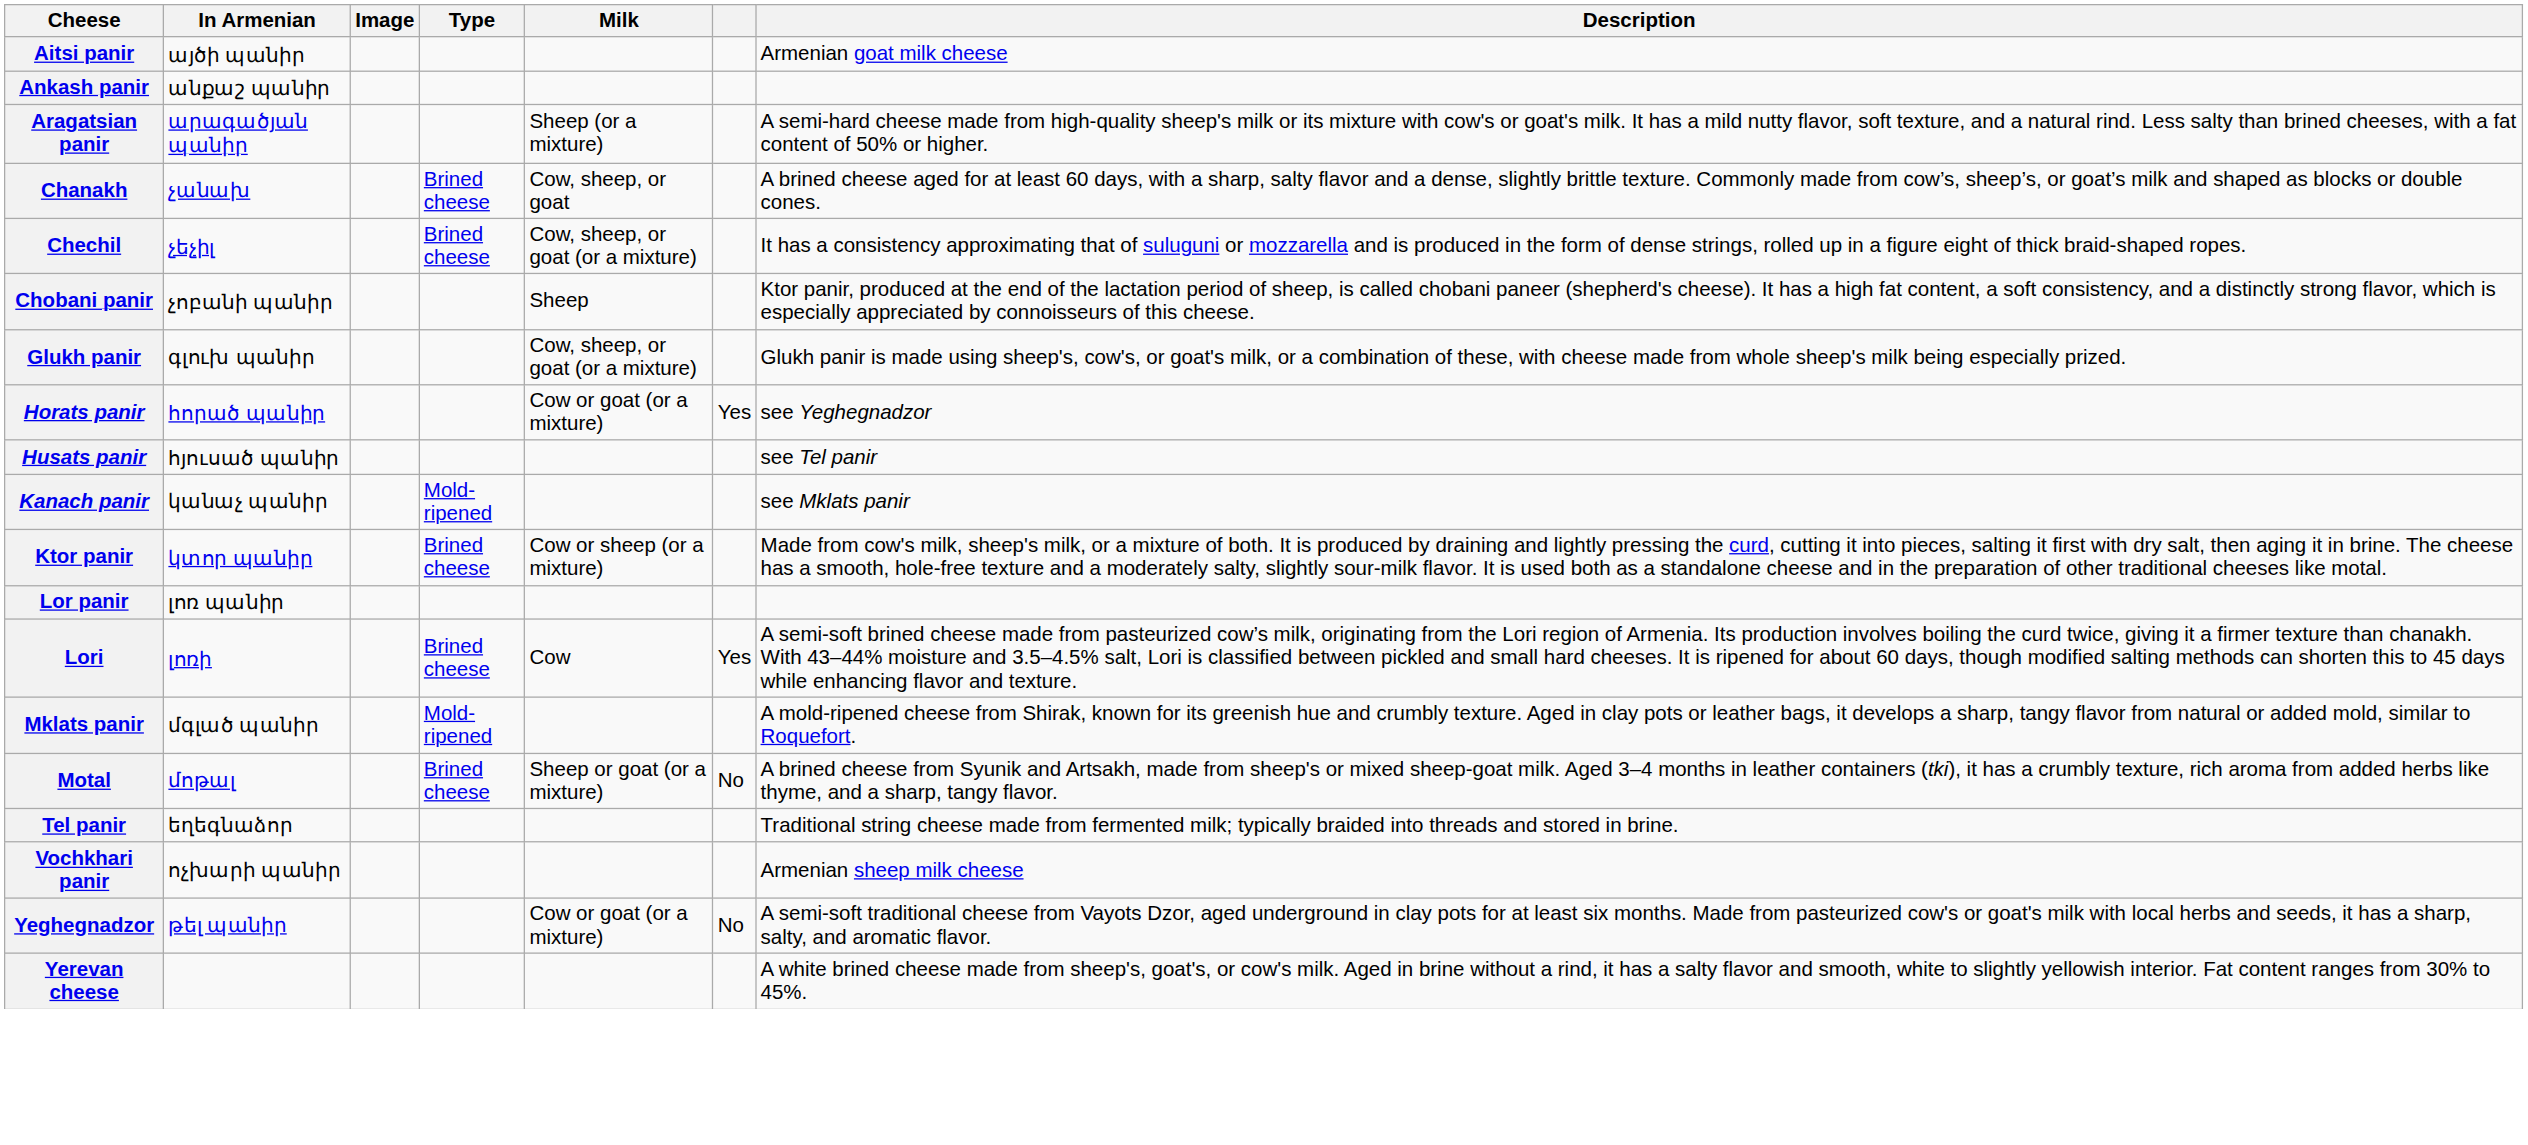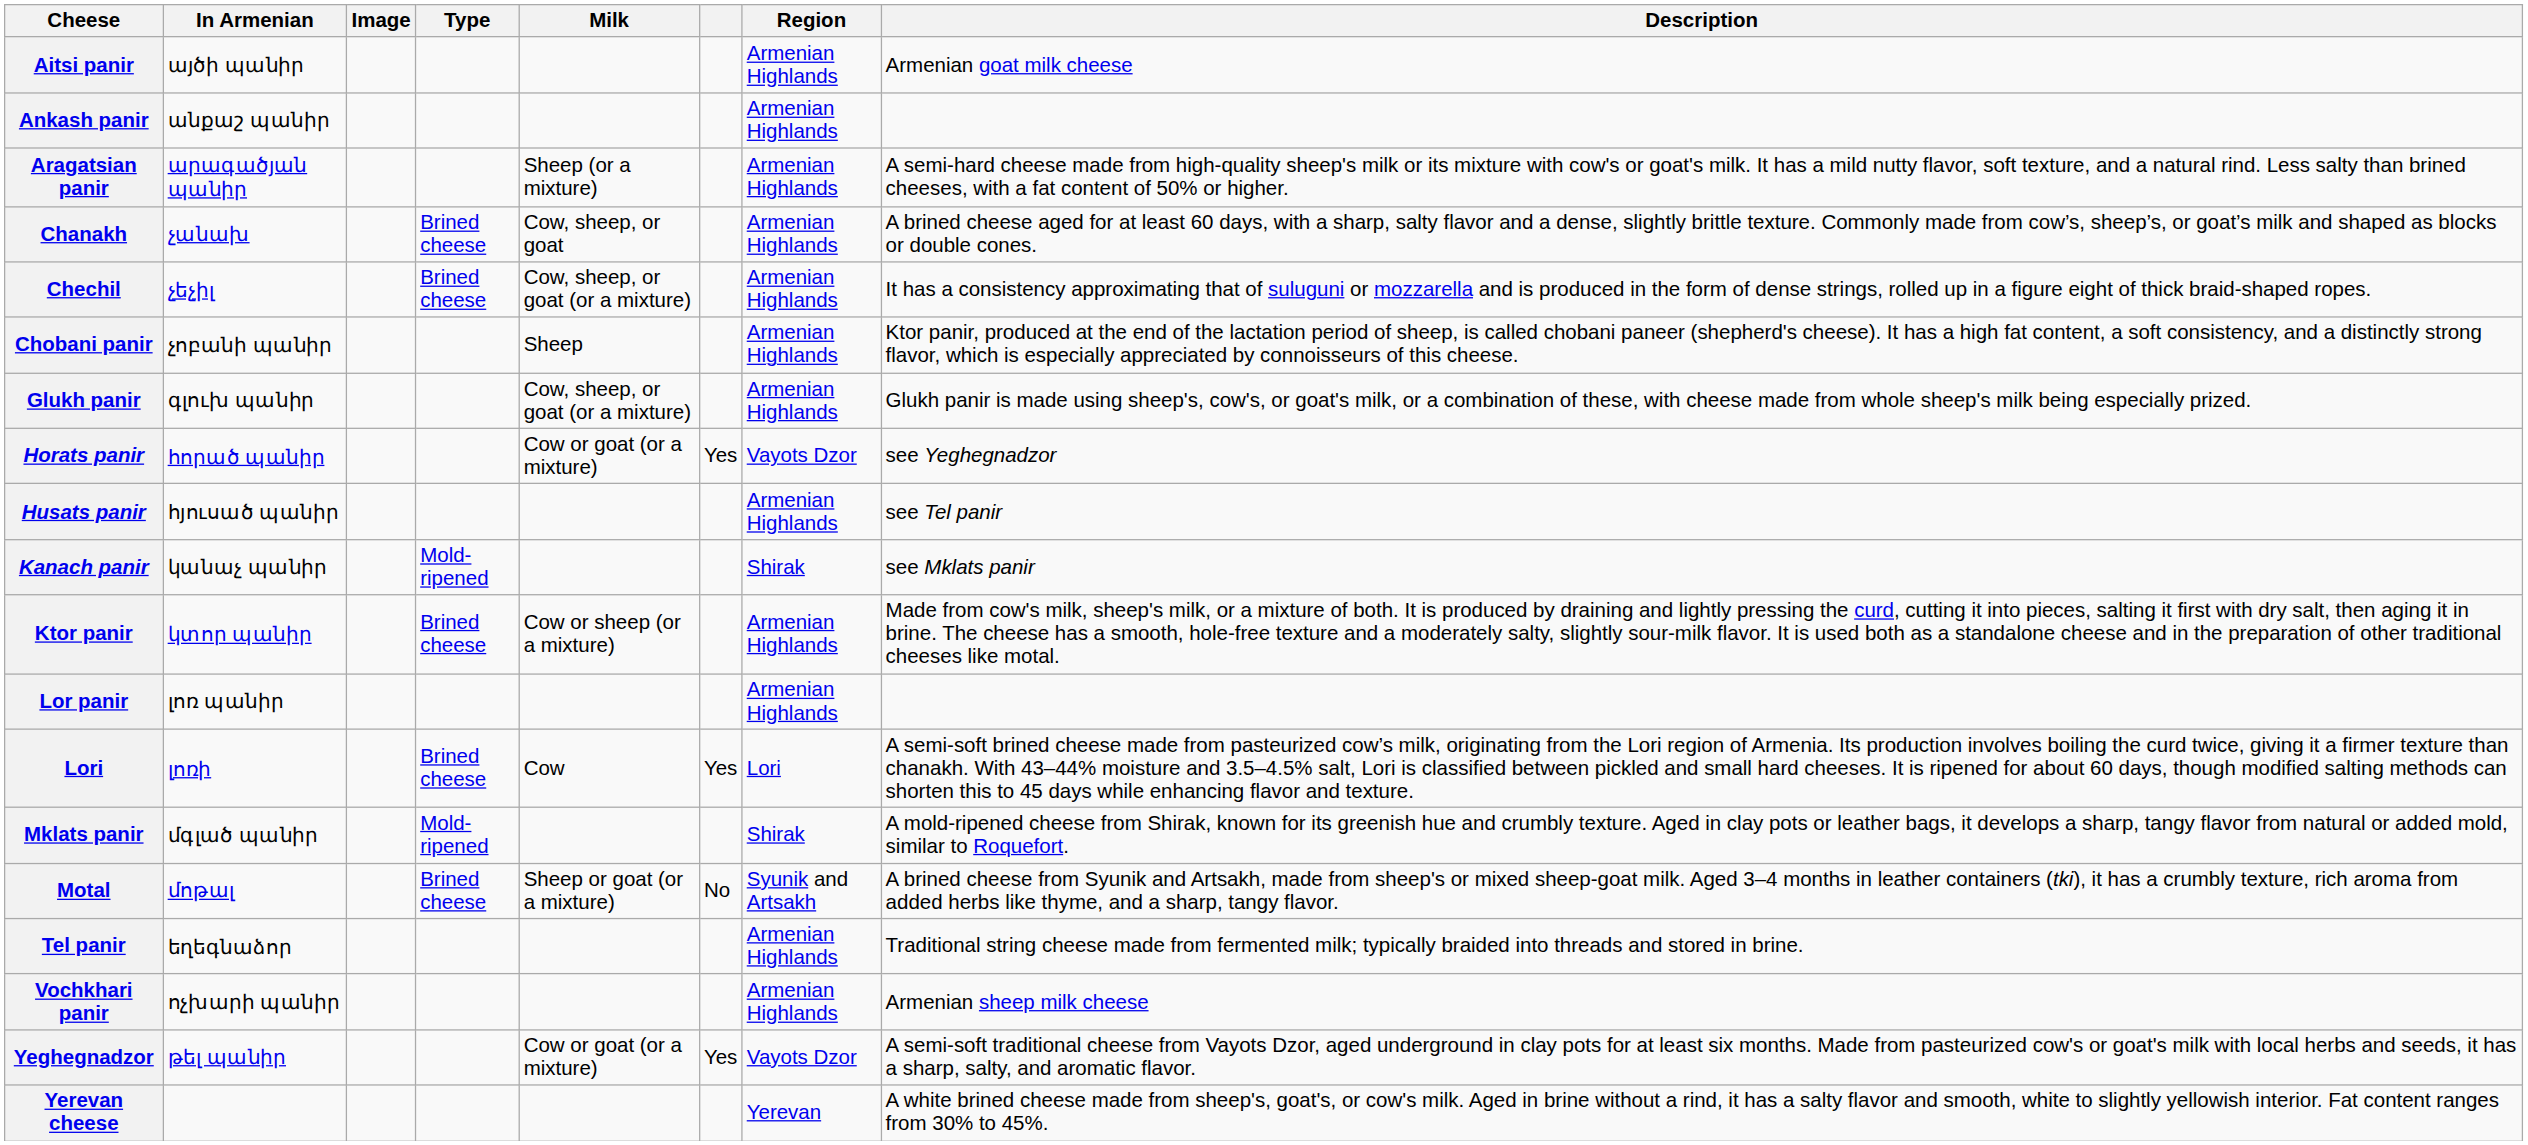+ column: (811, 20)
(731, 925) No -> (721, 1057) Yes
